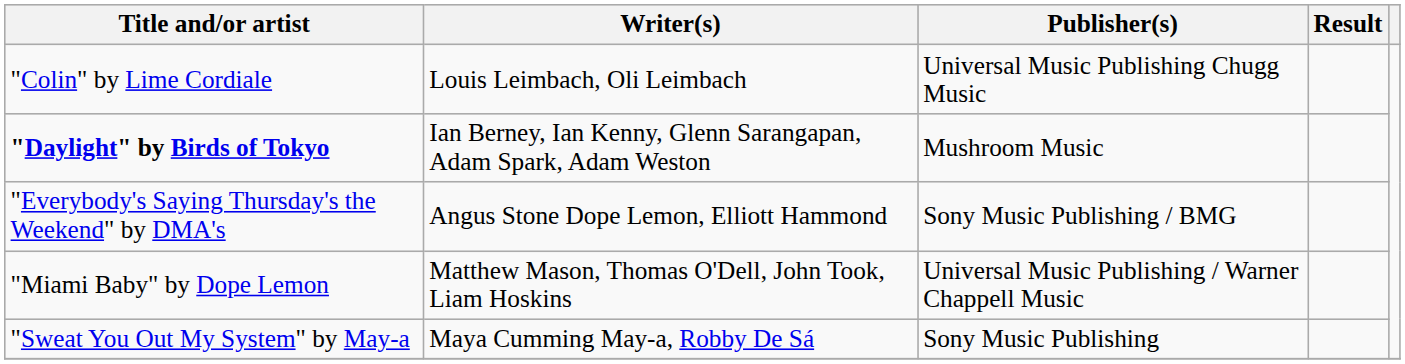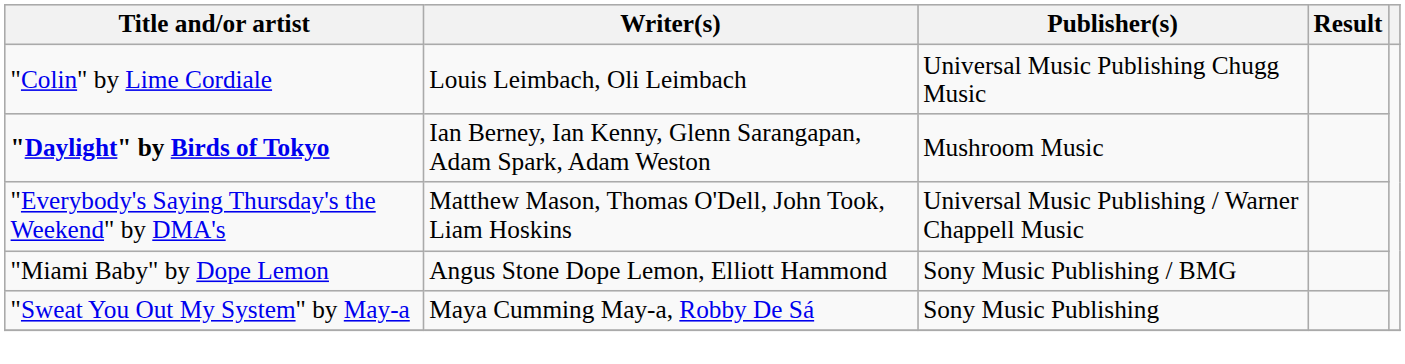(658, 215) Angus Stone Dope Lemon, Elliott Hammond -> (657, 215) Matthew Mason, Thomas O'Dell, John Took, Liam Hoskins
(1080, 215) Sony Music Publishing / BMG -> (1111, 215) Universal Music Publishing / Warner Chappell Music
(657, 284) Matthew Mason, Thomas O'Dell, John Took, Liam Hoskins -> (658, 270) Angus Stone Dope Lemon, Elliott Hammond
(1111, 284) Universal Music Publishing / Warner Chappell Music -> (1080, 270) Sony Music Publishing / BMG
